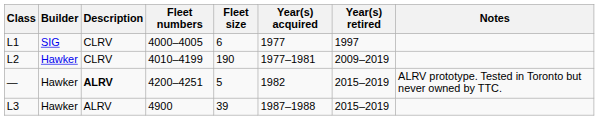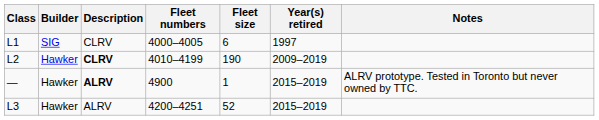- column: (295, 19)
(98, 59) normal -> (98, 59) bold
(175, 83) 4200–4251 -> (160, 83) 4900
(219, 83) 5 -> (226, 83) 1
(160, 106) 4900 -> (175, 106) 4200–4251
(222, 106) 39 -> (229, 106) 52
